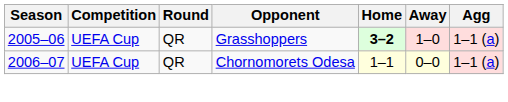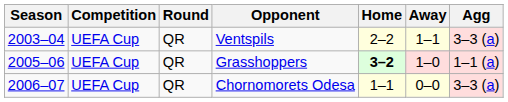+ row: (245, 39)
(476, 62) 1–1 (a) -> (476, 85) 3–3 (a)
